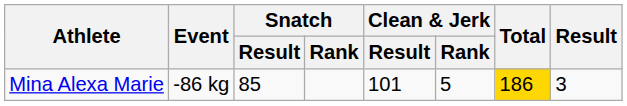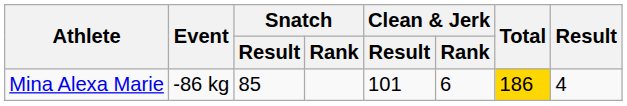(446, 84) 5 -> (446, 84) 6
(561, 84) 3 -> (561, 84) 4
